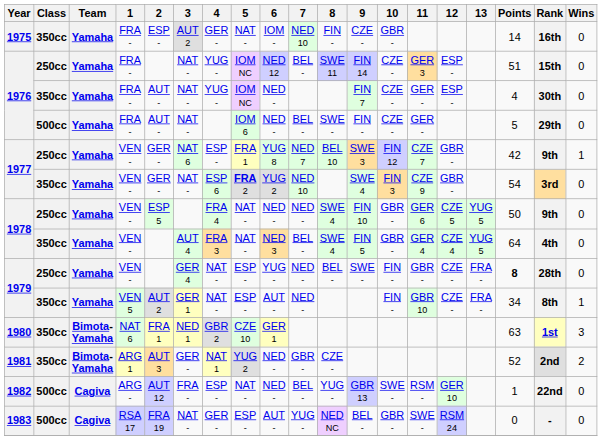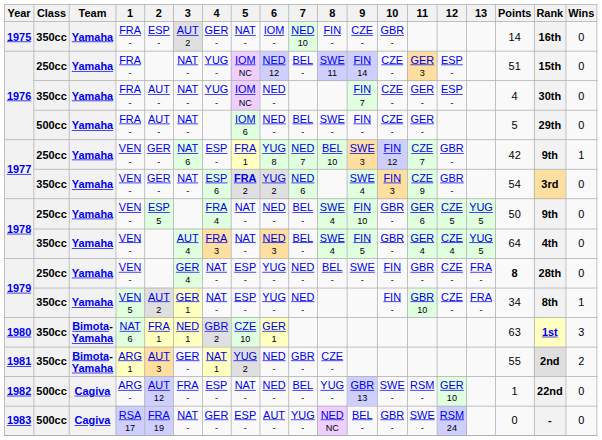(303, 184) NED 10 -> (303, 184) NED 6
(303, 214) NED - -> (303, 214) BEL -
(274, 303) AUT - -> (274, 303) YUG -
(515, 362) 52 -> (515, 362) 55
